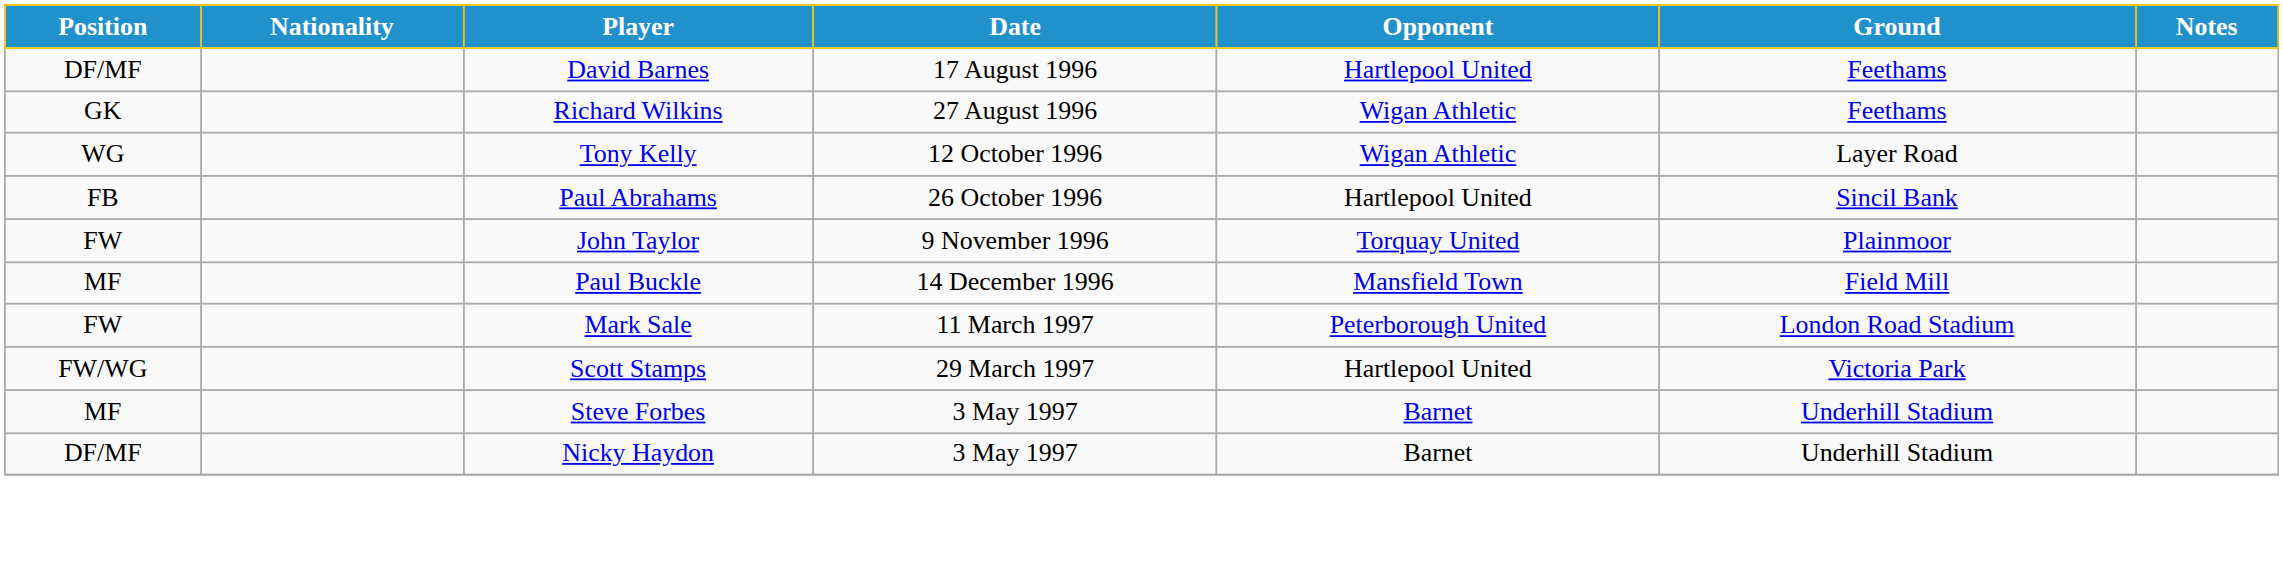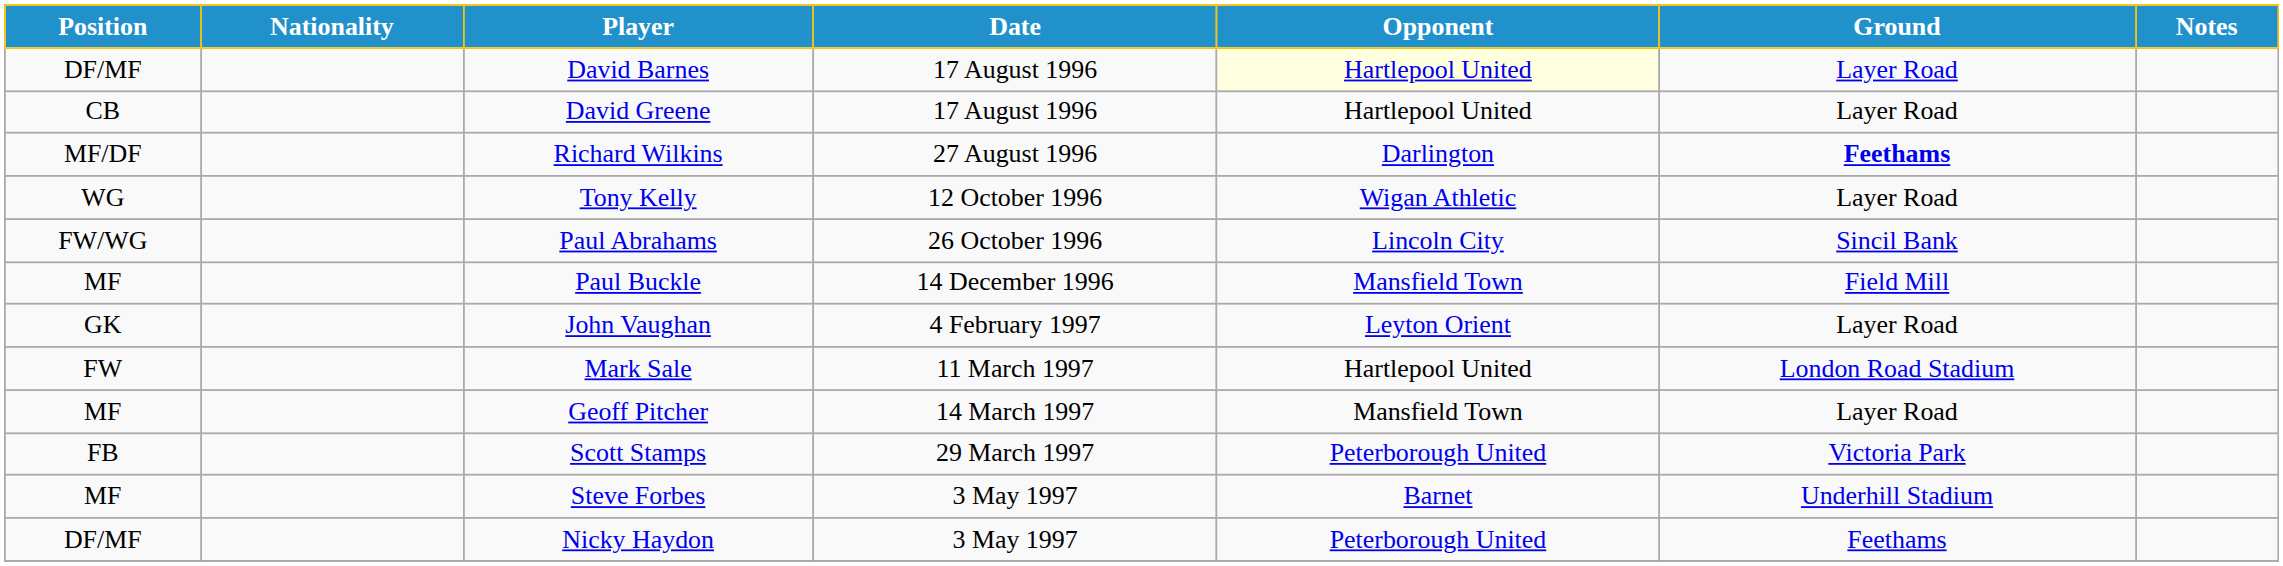(1438, 69) no background -> (1438, 69) lightyellow background
(1897, 69) Feethams -> (1897, 69) Layer Road
+ row: (638, 111)
(103, 111) GK -> (103, 154) MF/DF
(1438, 111) Wigan Athletic -> (1438, 154) Darlington
(1897, 111) normal -> (1897, 154) bold
(103, 197) FB -> (103, 240) FW/WG
(1438, 197) Hartlepool United -> (1438, 240) Lincoln City
- row: (638, 240)
+ row: (638, 325)
(1438, 325) Peterborough United -> (1438, 368) Hartlepool United
+ row: (638, 411)
(103, 368) FW/WG -> (103, 453) FB
(1438, 368) Hartlepool United -> (1438, 453) Peterborough United
(1438, 453) Barnet -> (1438, 539) Peterborough United
(1897, 453) Underhill Stadium -> (1897, 539) Feethams
